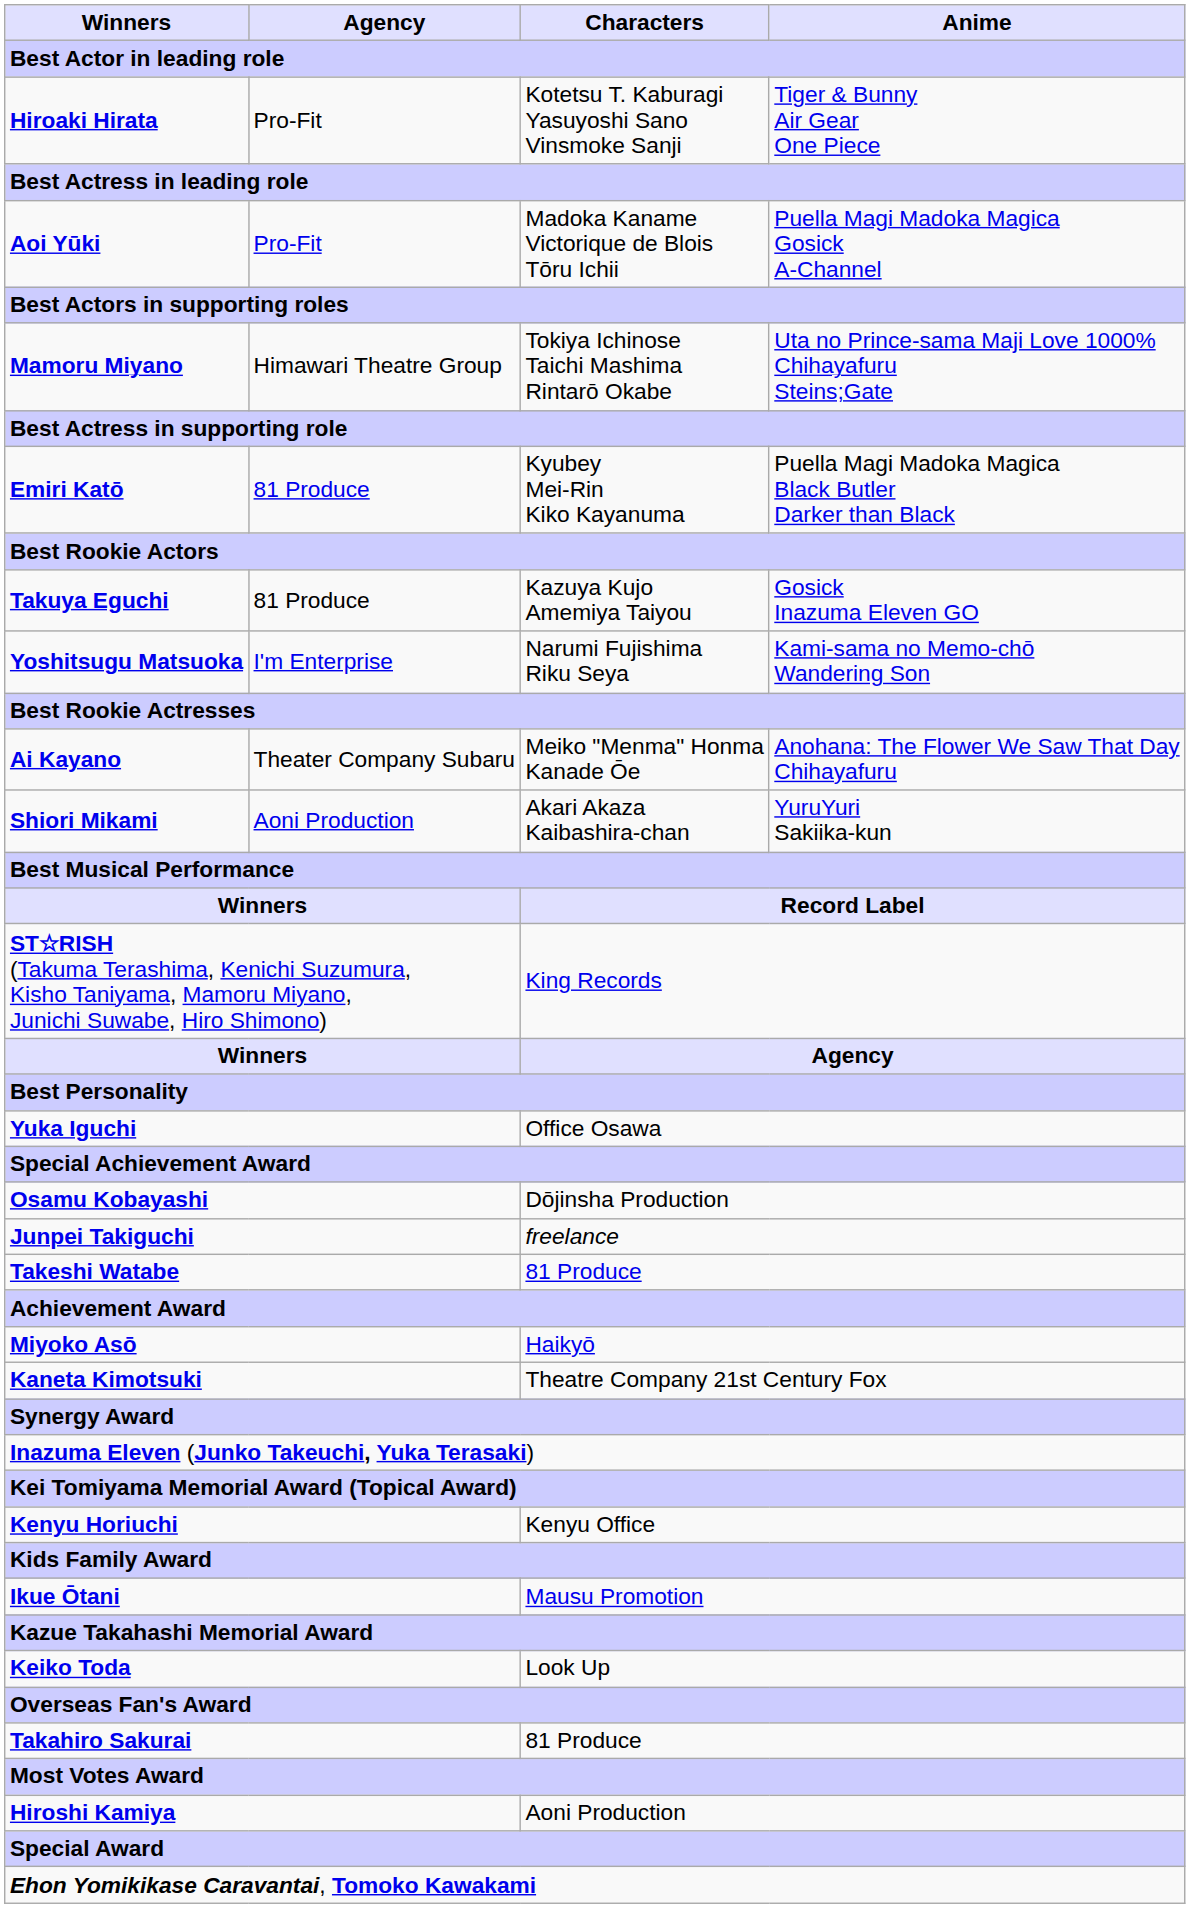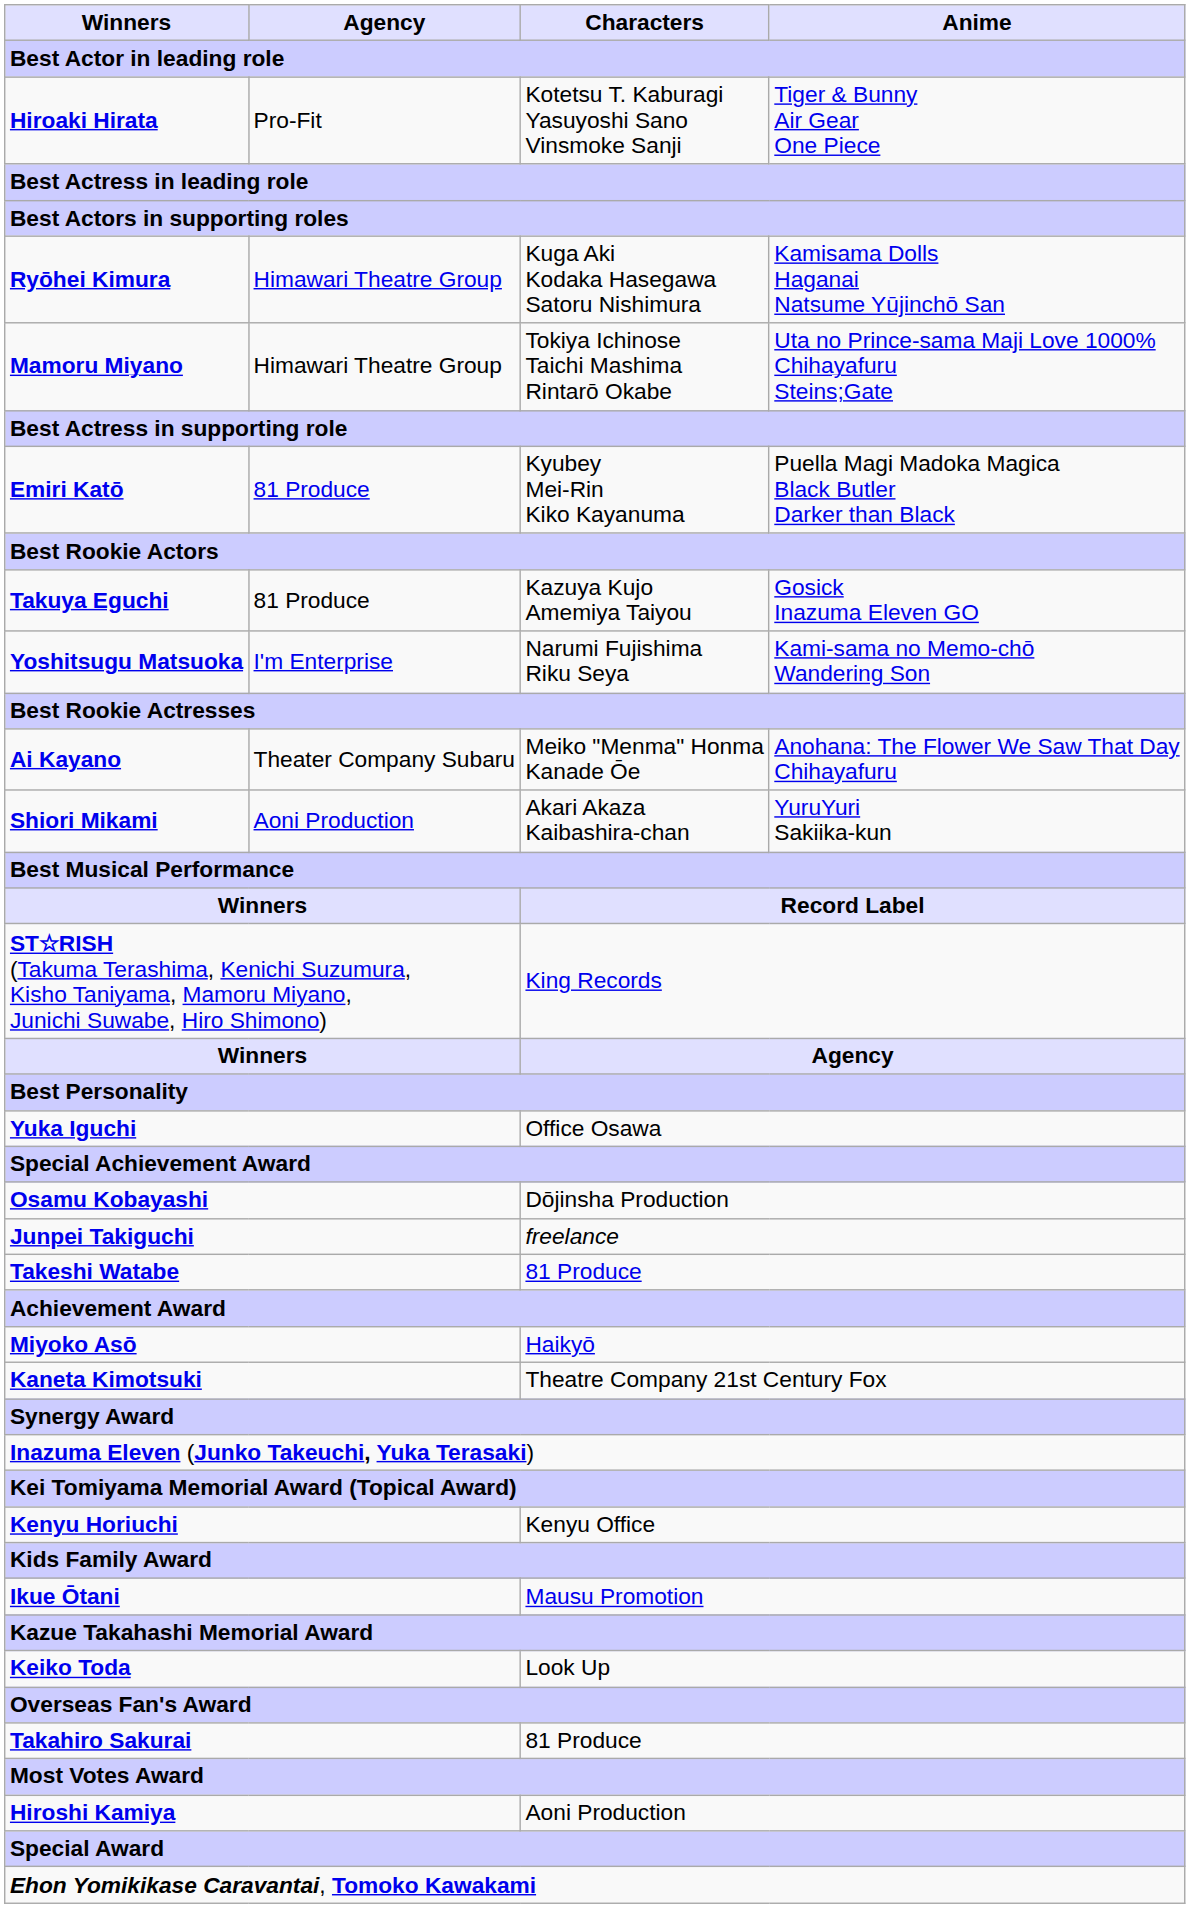- row: (55, 243)
+ row: (90, 279)
